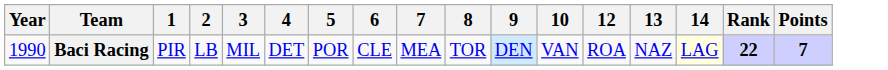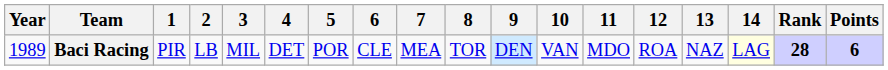+ column: (609, 19)
(27, 50) 1990 -> (27, 50) 1989
(749, 50) 22 -> (800, 50) 28
(803, 50) 7 -> (855, 50) 6
